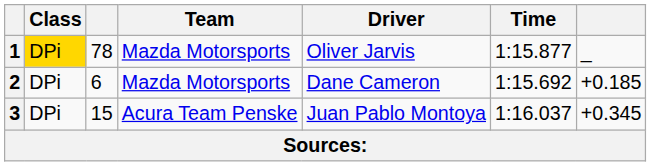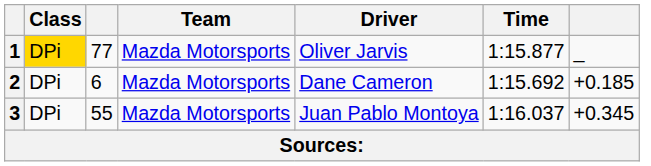(102, 51) 78 -> (102, 51) 77
(102, 113) 15 -> (102, 113) 55
(210, 113) Acura Team Penske -> (206, 113) Mazda Motorsports
